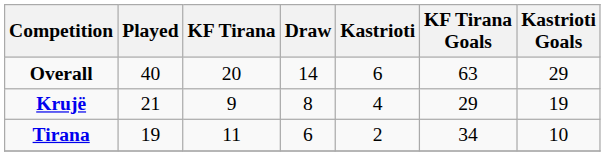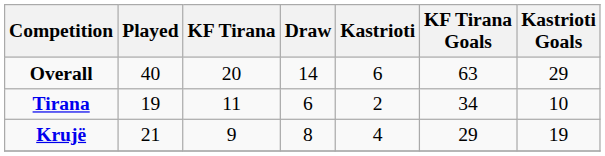rows swapped: (61, 134) <-> (61, 103)
